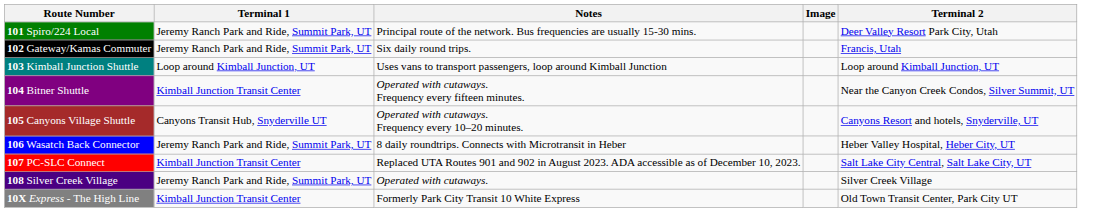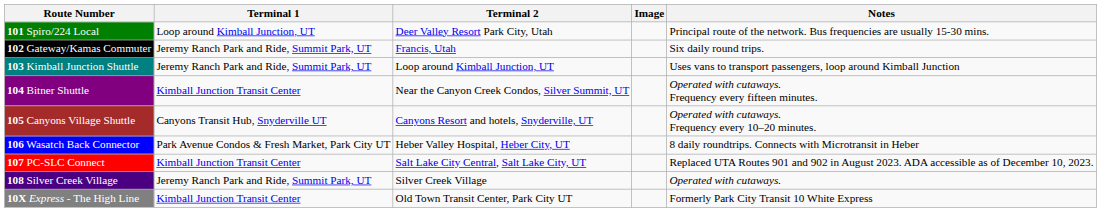columns swapped: (958, 13) <-> (589, 13)
(264, 31) Jeremy Ranch Park and Ride, Summit Park, UT -> (236, 31) Loop around Kimball Junction, UT
(236, 66) Loop around Kimball Junction, UT -> (264, 66) Jeremy Ranch Park and Ride, Summit Park, UT
(264, 145) Jeremy Ranch Park and Ride, Summit Park, UT -> (273, 145) Park Avenue Condos & Fresh Market, Park City UT
